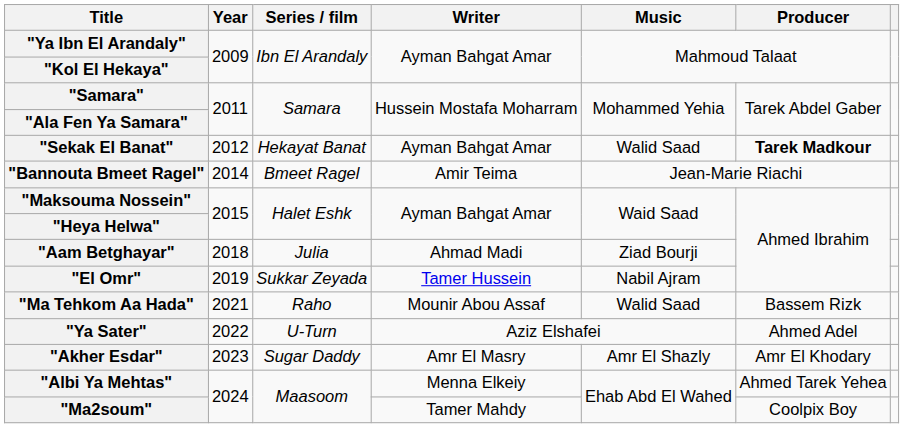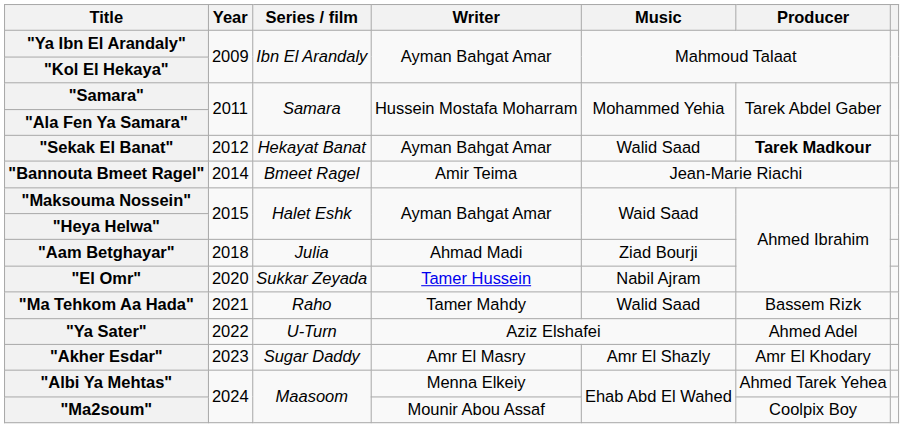(230, 278) 2019 -> (230, 278) 2020
(476, 305) Mounir Abou Assaf -> (476, 305) Tamer Mahdy
(476, 409) Tamer Mahdy -> (476, 409) Mounir Abou Assaf
